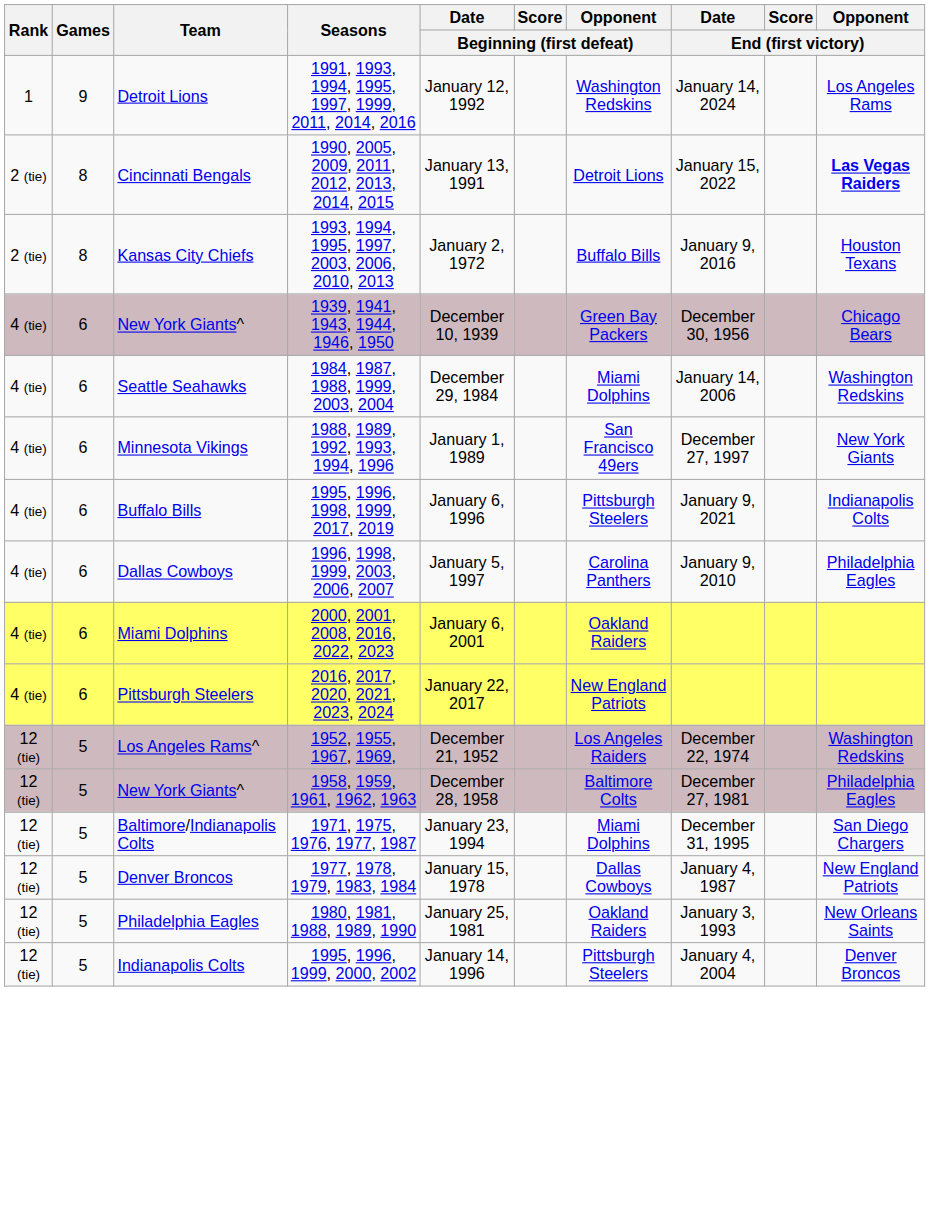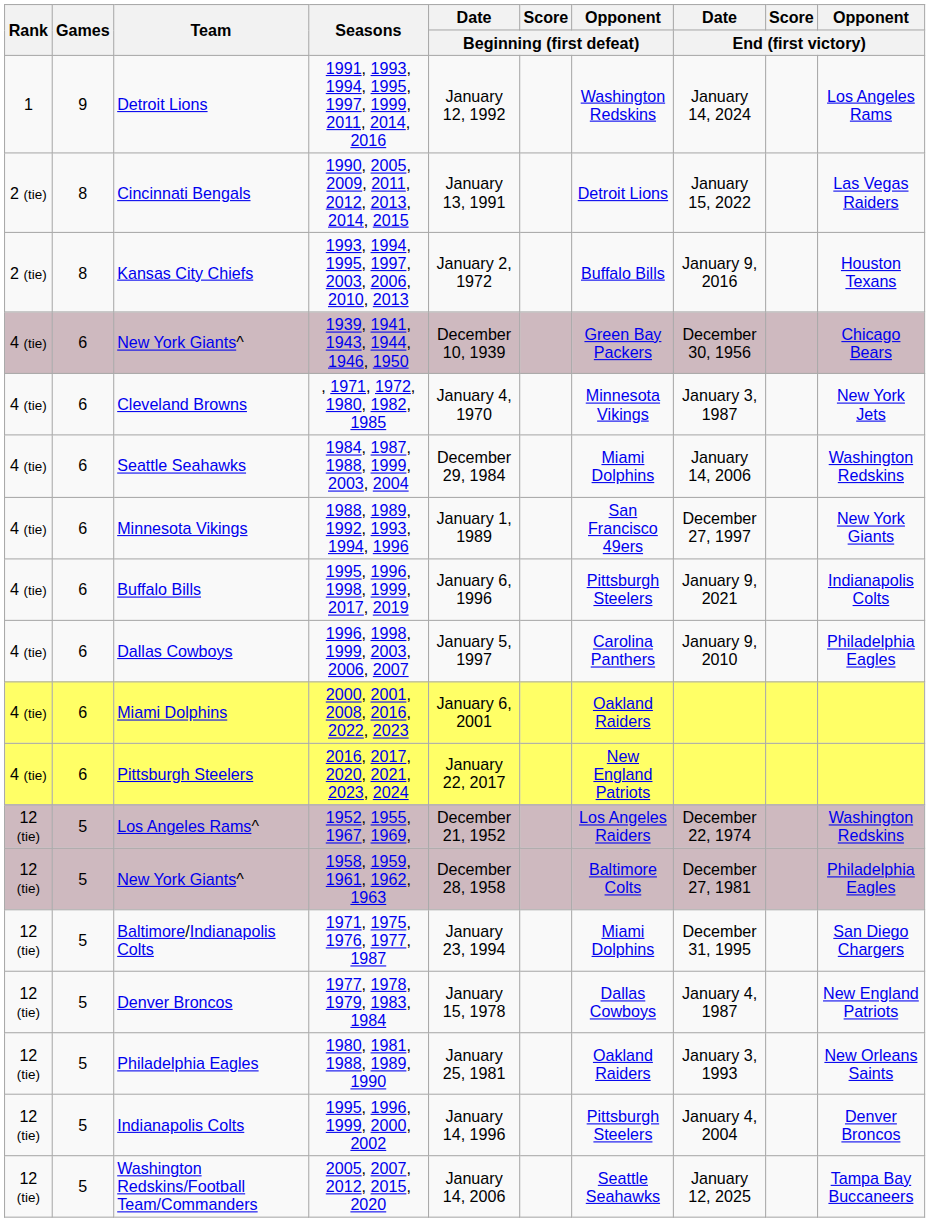(871, 175) bold -> (871, 193) normal
+ row: (182, 405)
+ row: (187, 1187)
